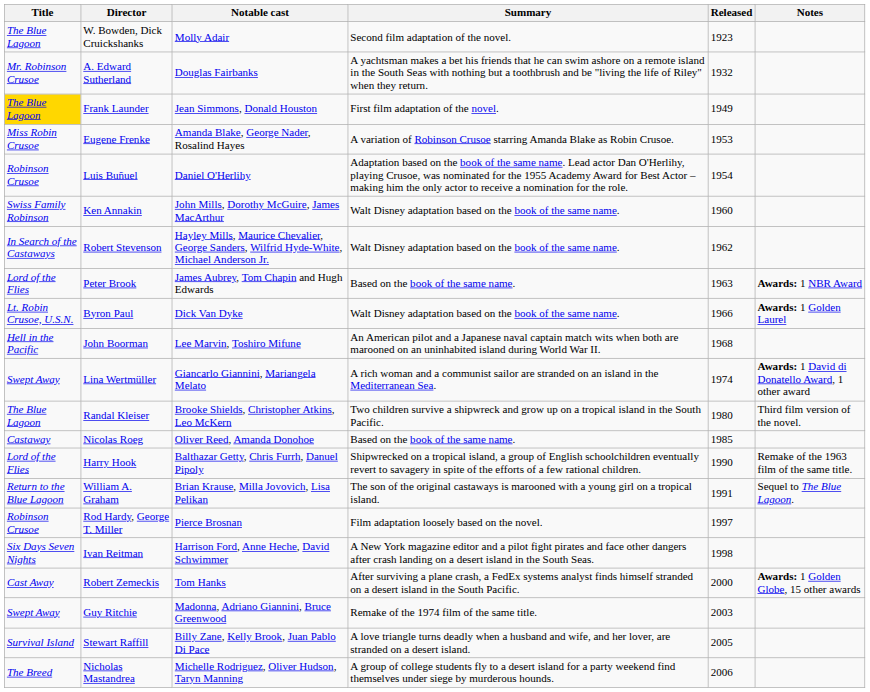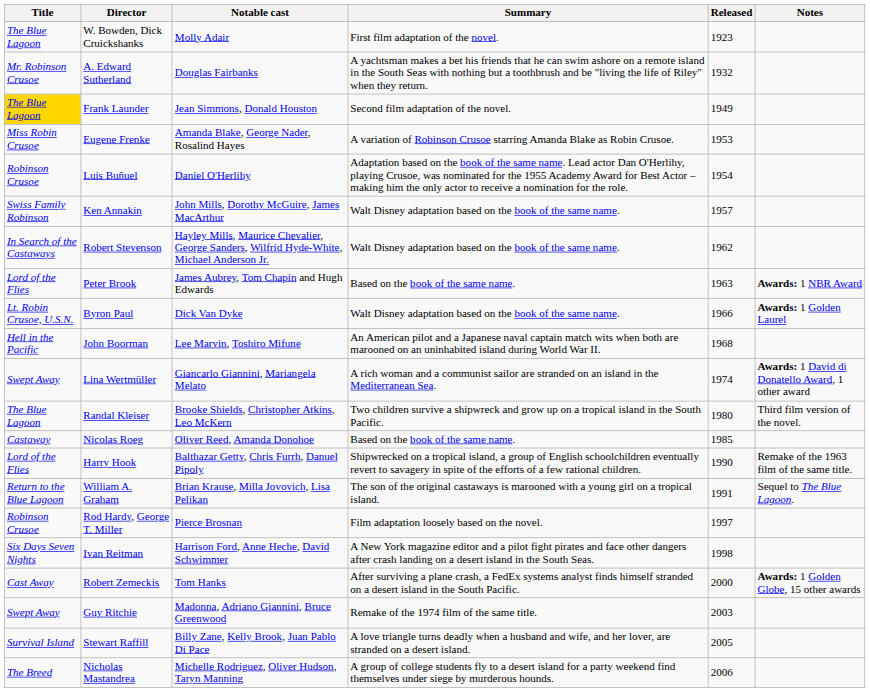(431, 36) Second film adaptation of the novel. -> (425, 36) First film adaptation of the novel.
(425, 109) First film adaptation of the novel. -> (431, 109) Second film adaptation of the novel.
(722, 211) 1960 -> (722, 211) 1957
